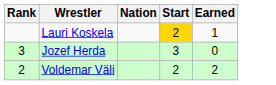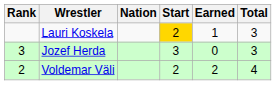+ column: (254, 13)
